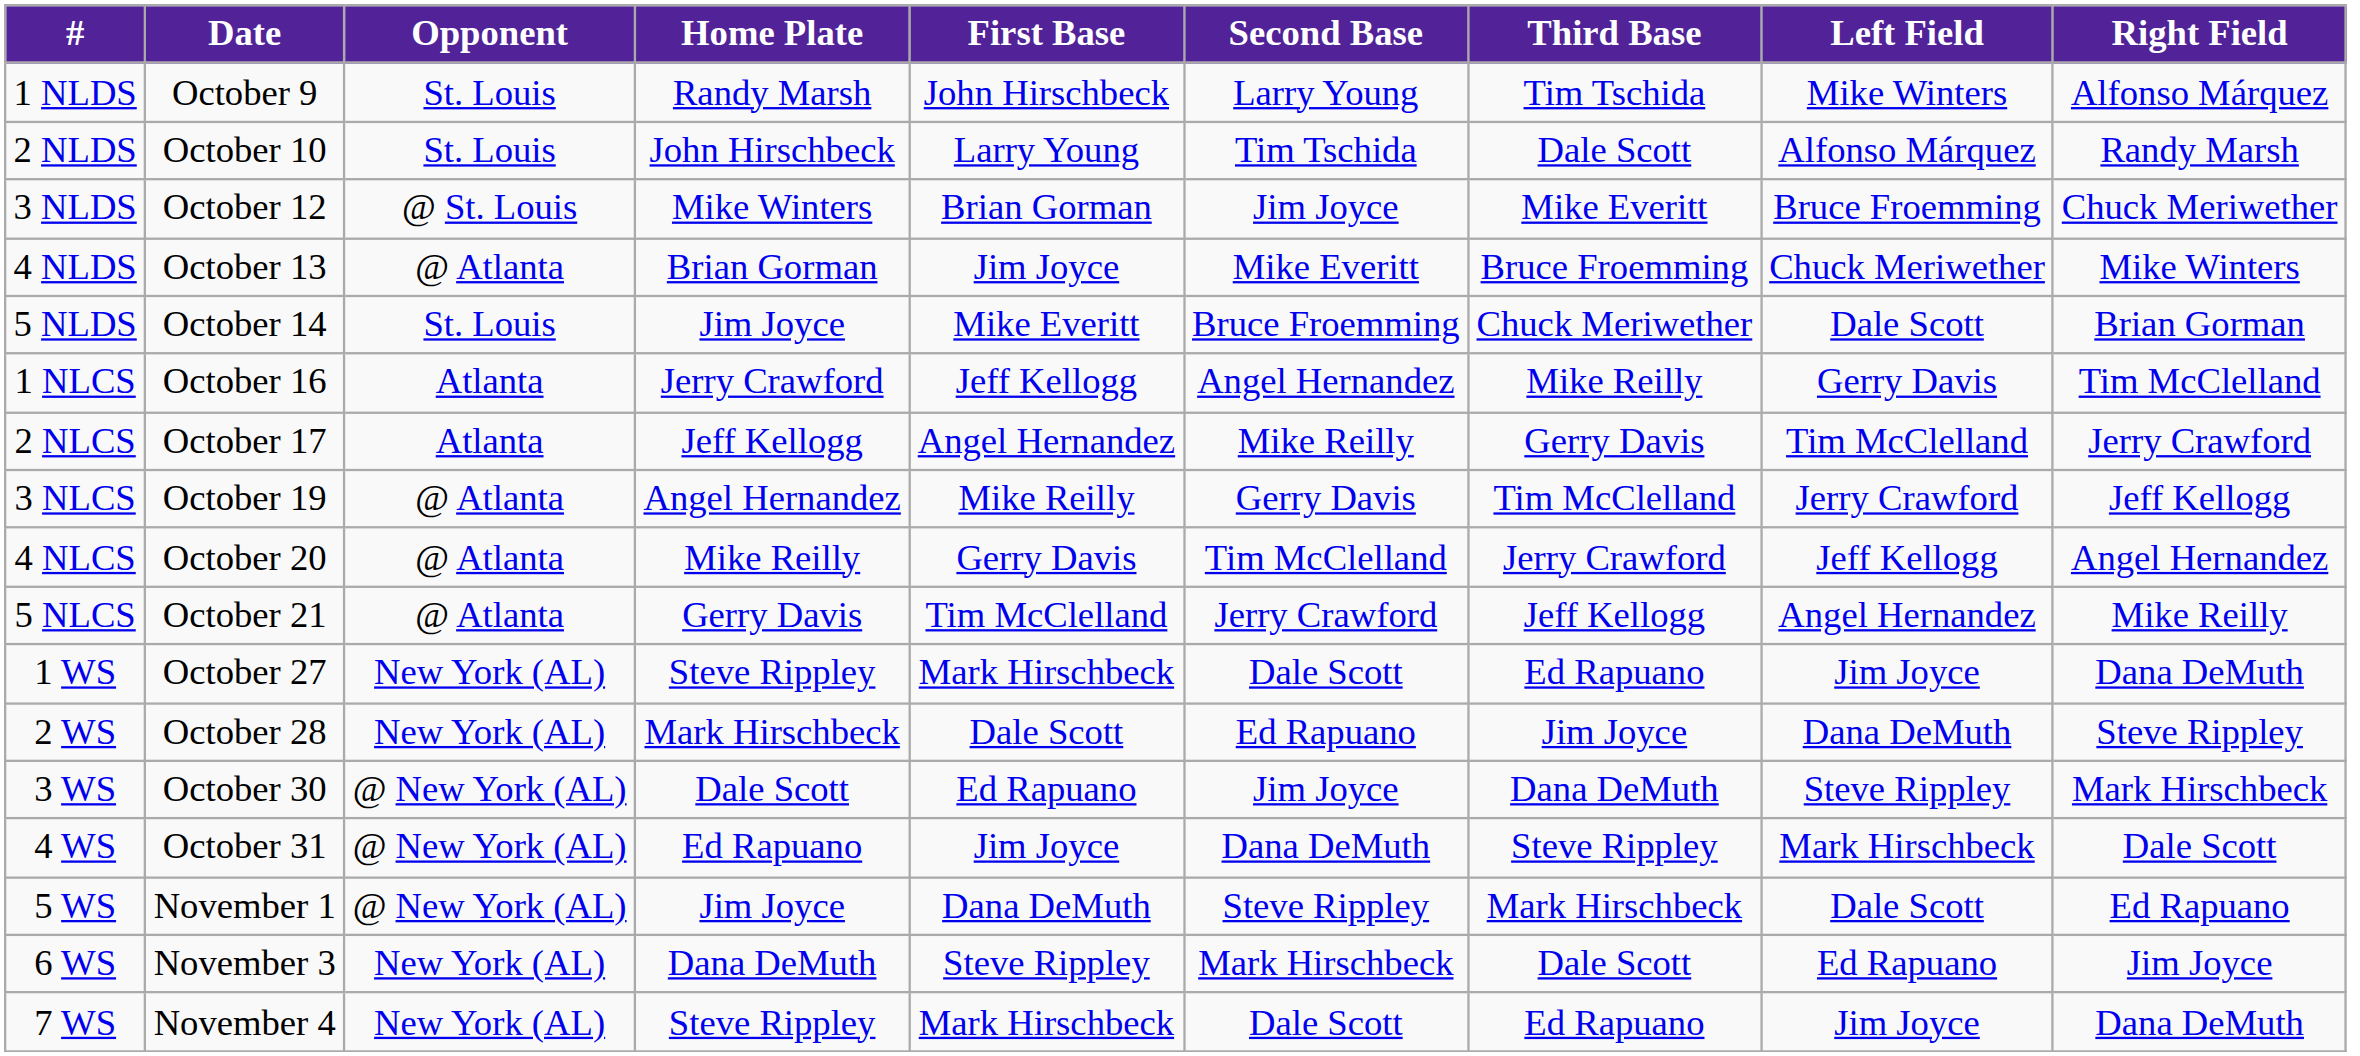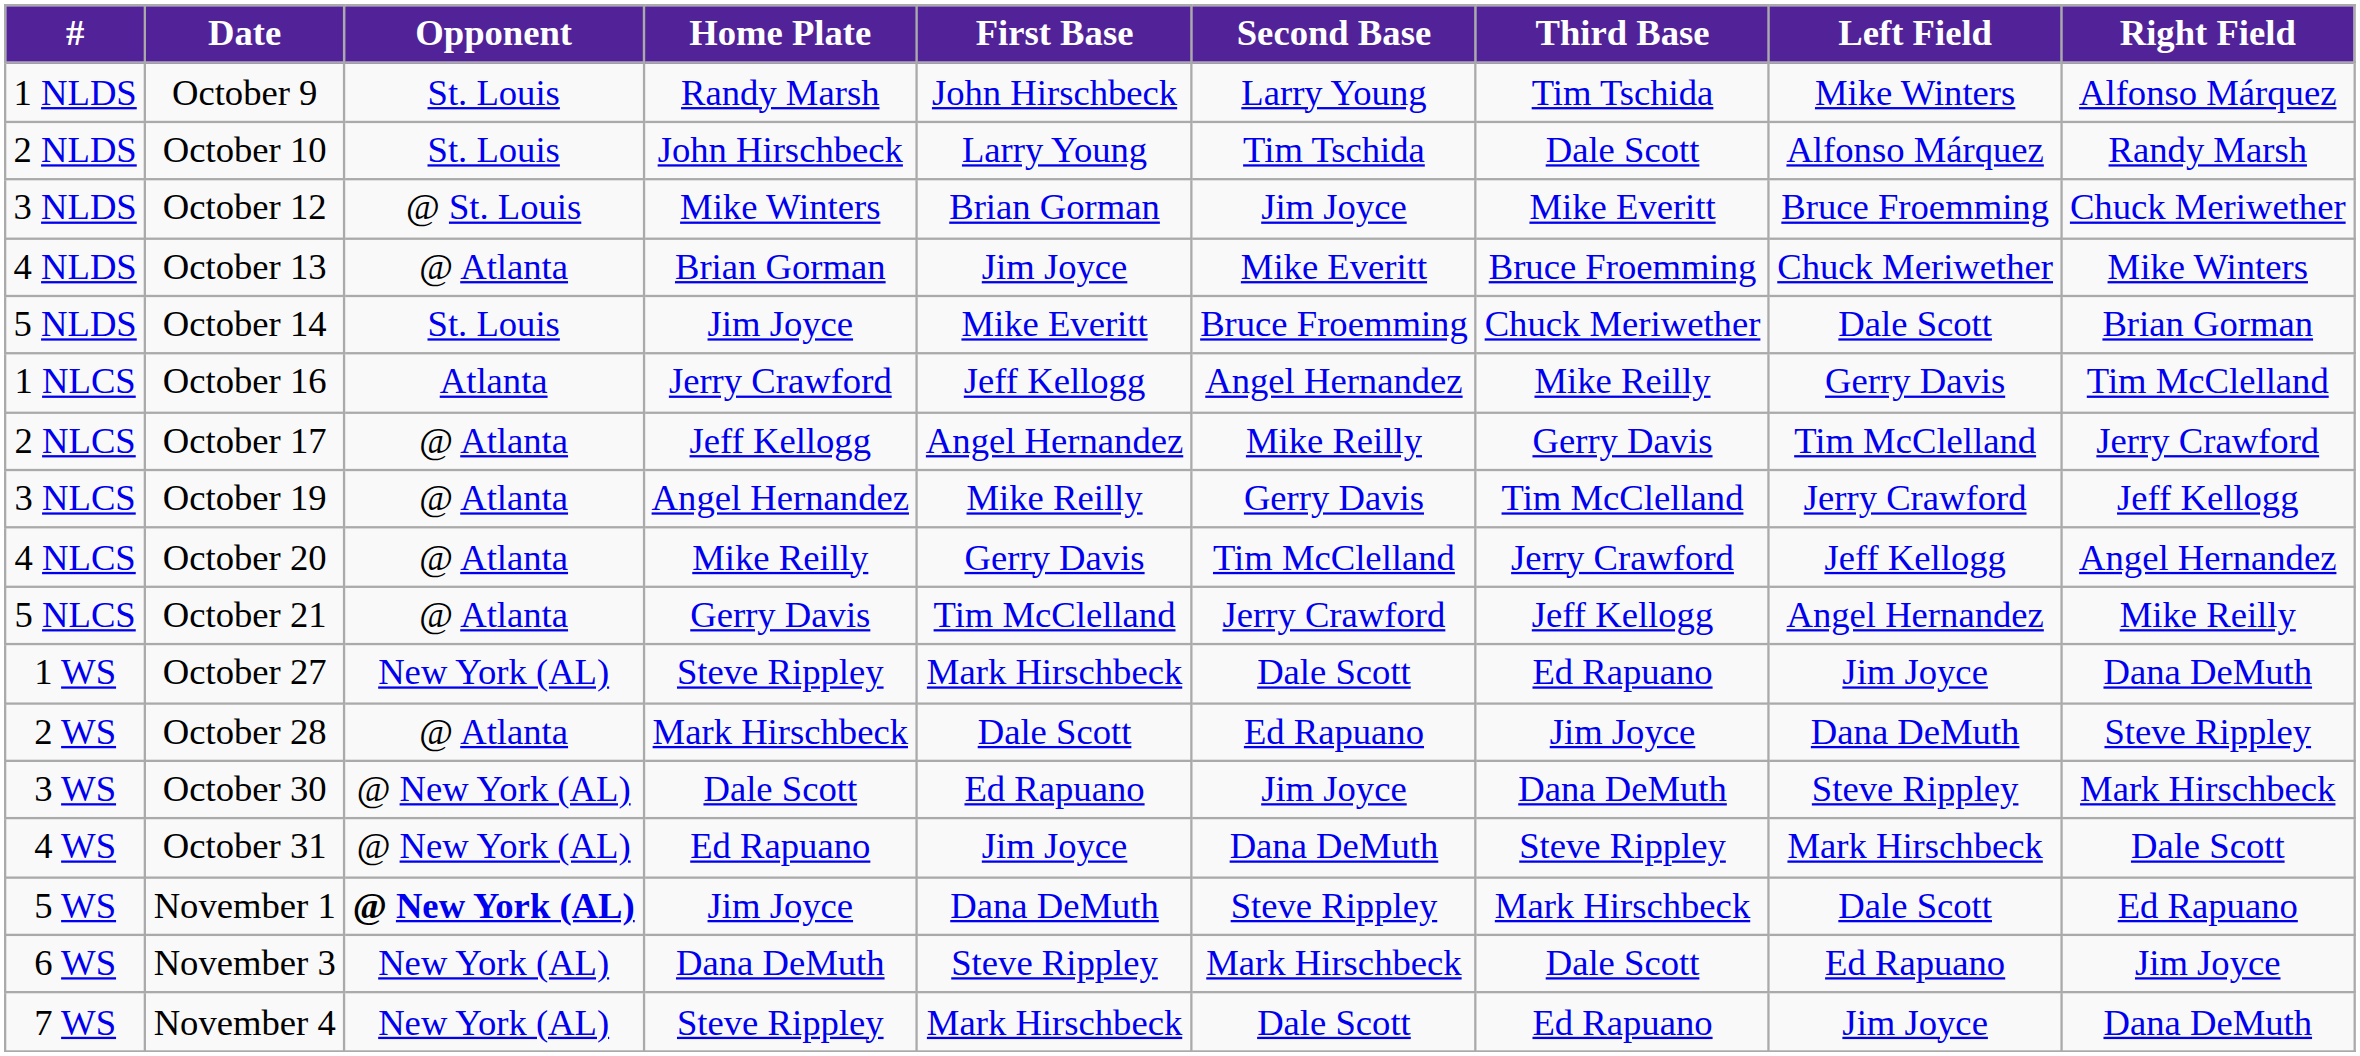(490, 440) Atlanta -> (494, 440) @ Atlanta
(490, 730) New York (AL) -> (494, 730) @ Atlanta
(490, 905) normal -> (494, 905) bold
